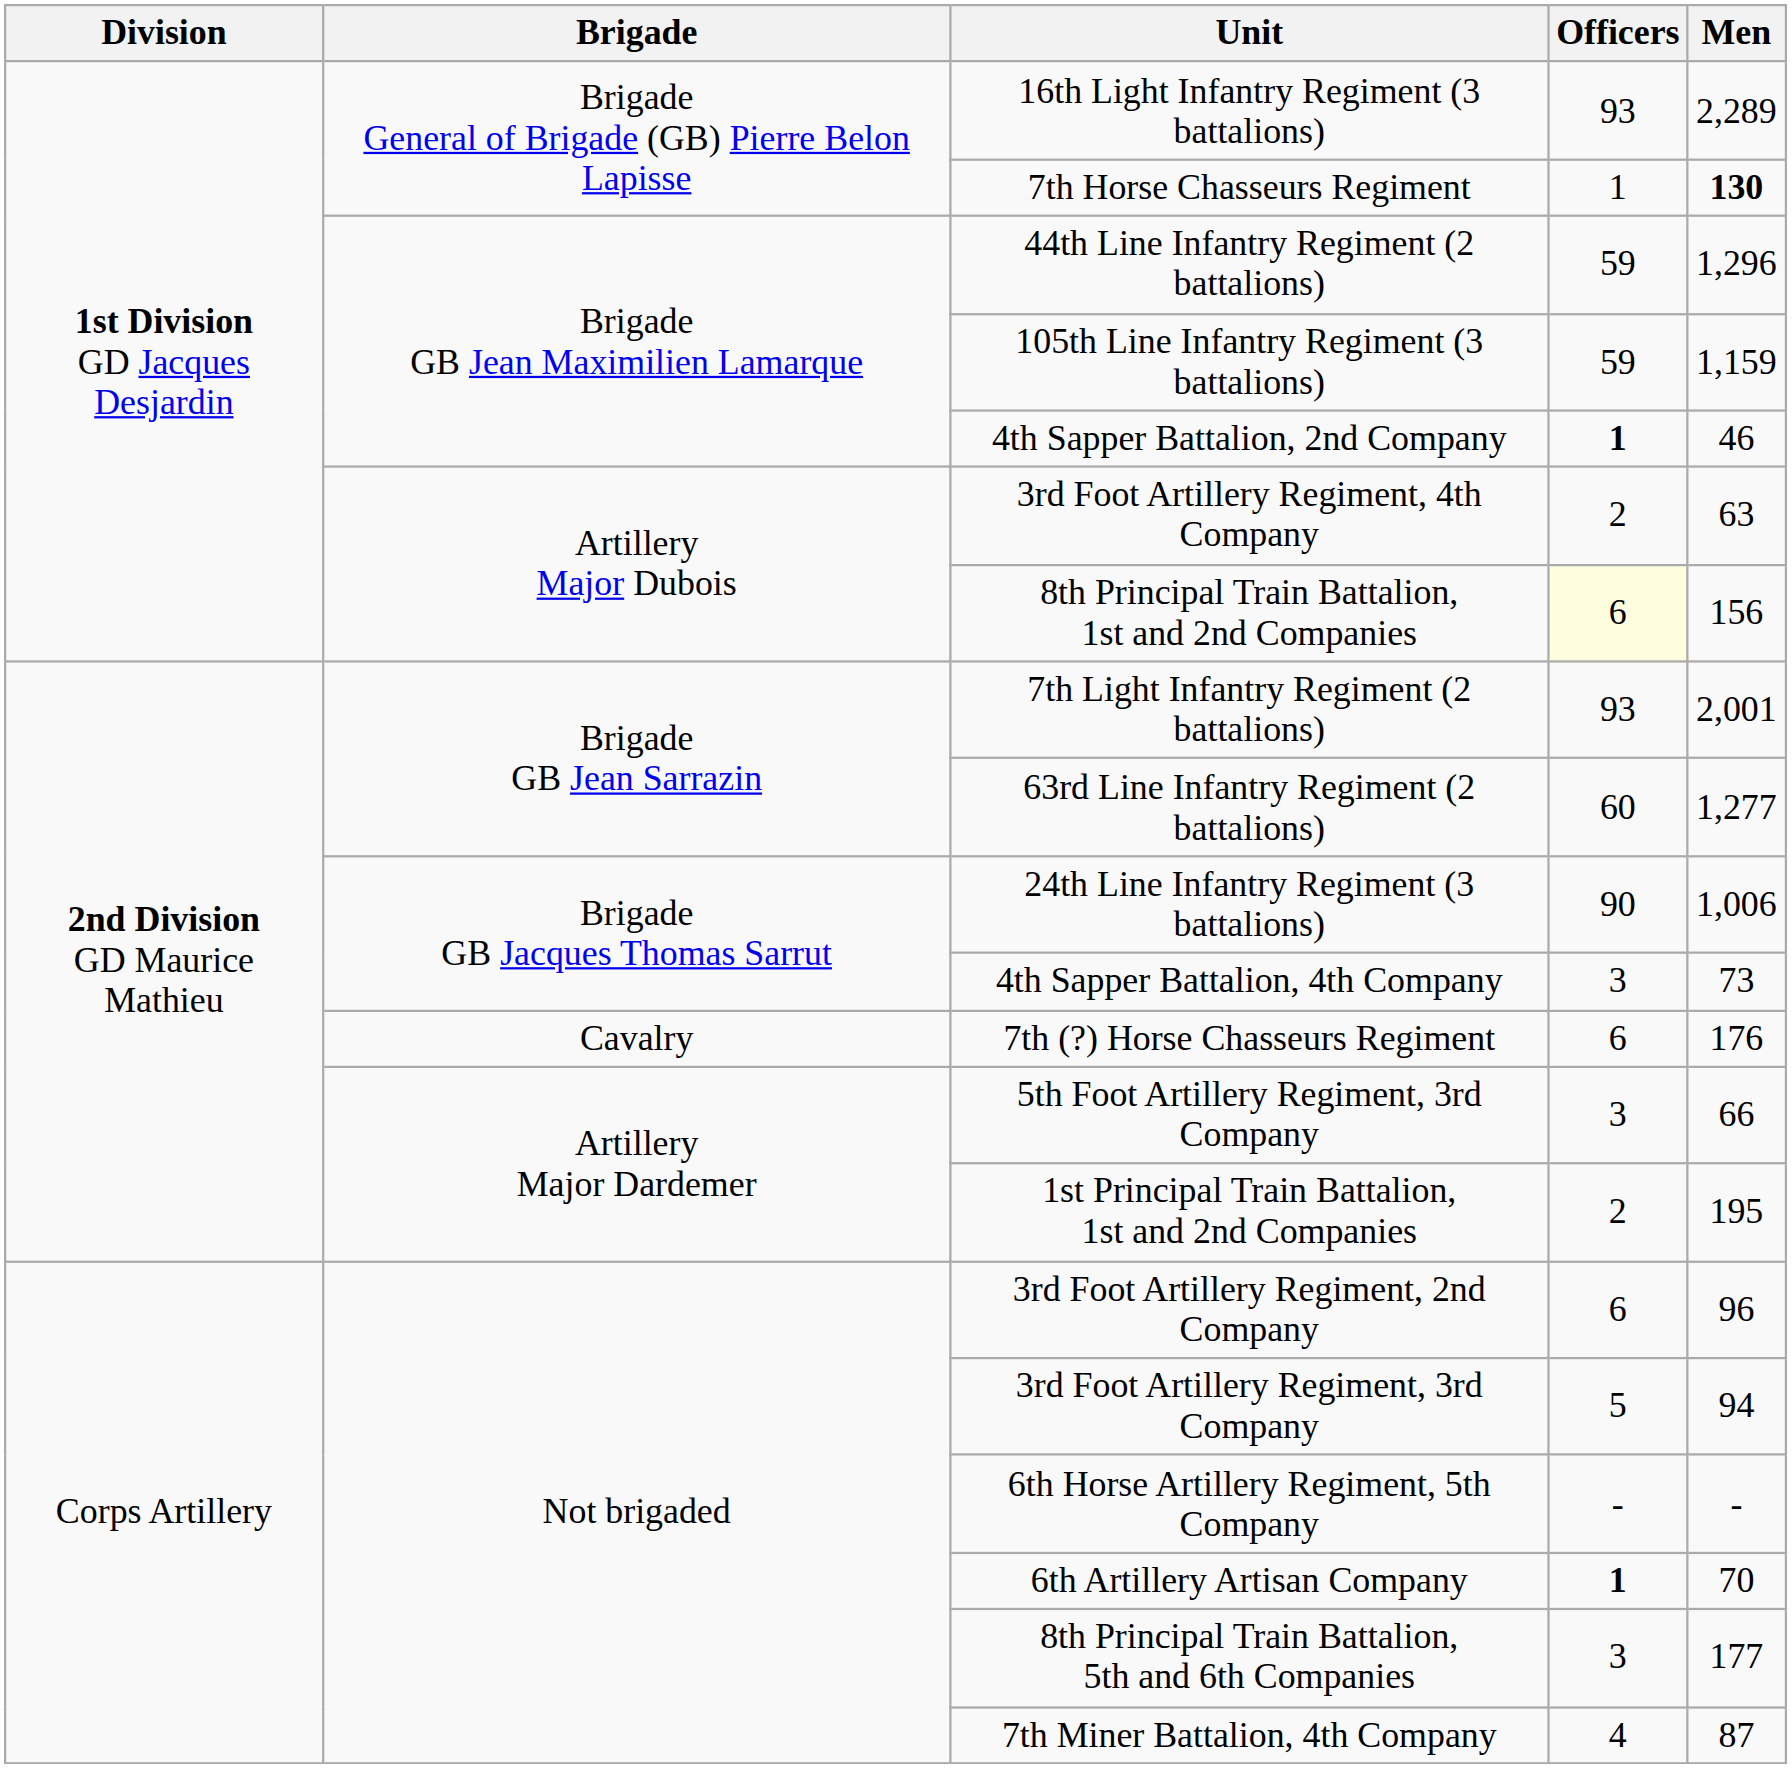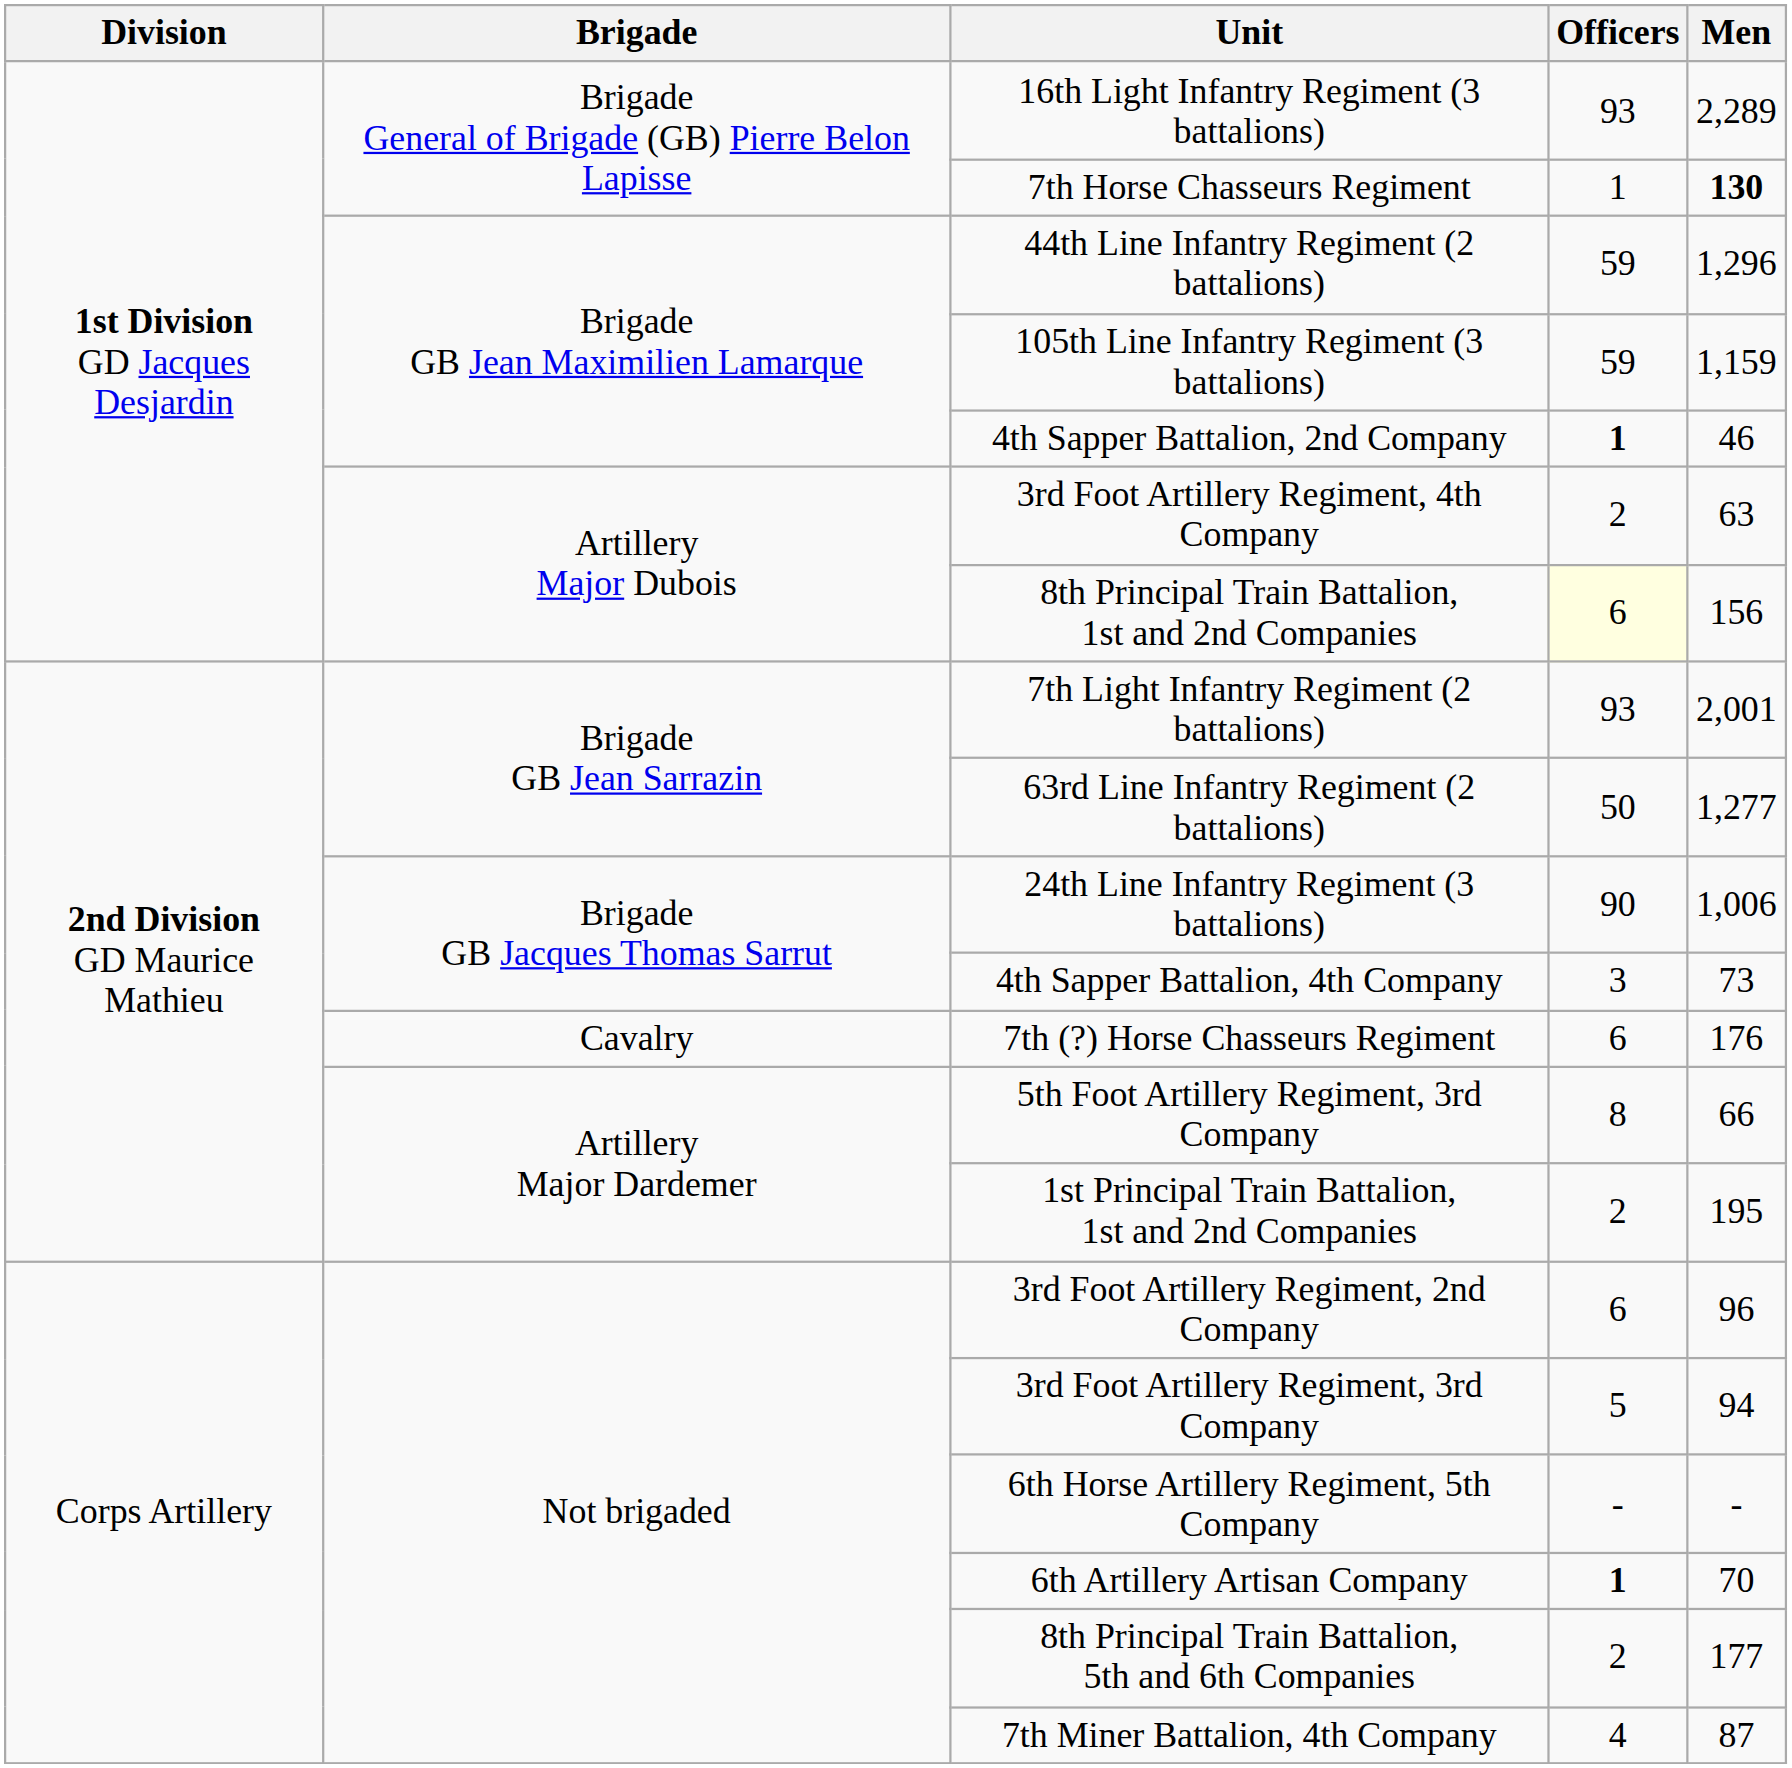(1618, 806) 60 -> (1618, 806) 50
(1618, 1114) 3 -> (1618, 1114) 8
(1618, 1657) 3 -> (1618, 1657) 2
